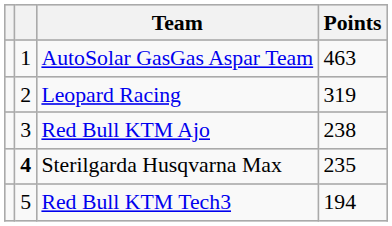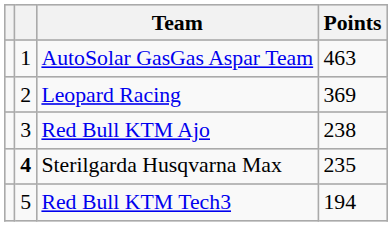(340, 93) 319 -> (340, 93) 369
